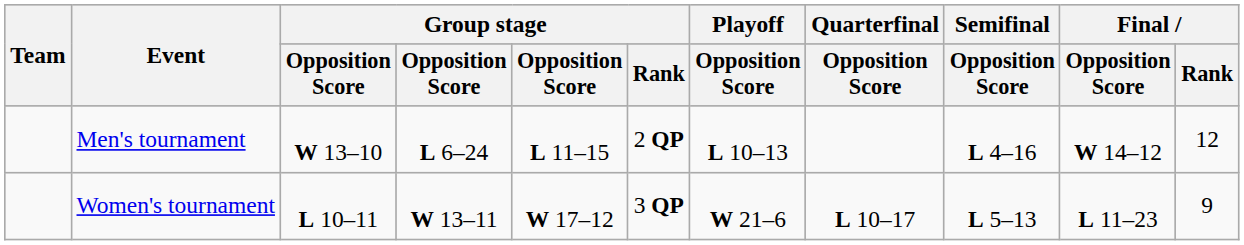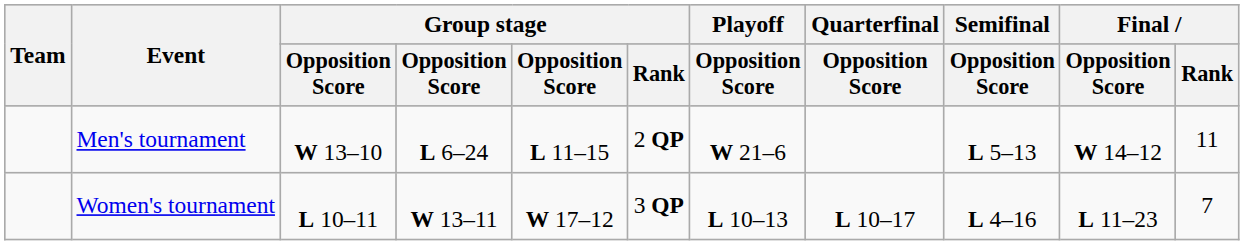(748, 153) L 10–13 -> (748, 153) W 21–6
(1002, 153) L 4–16 -> (1002, 153) L 5–13
(1207, 139) 12 -> (1207, 139) 11
(748, 219) W 21–6 -> (748, 219) L 10–13
(1002, 219) L 5–13 -> (1002, 219) L 4–16
(1207, 205) 9 -> (1207, 205) 7
